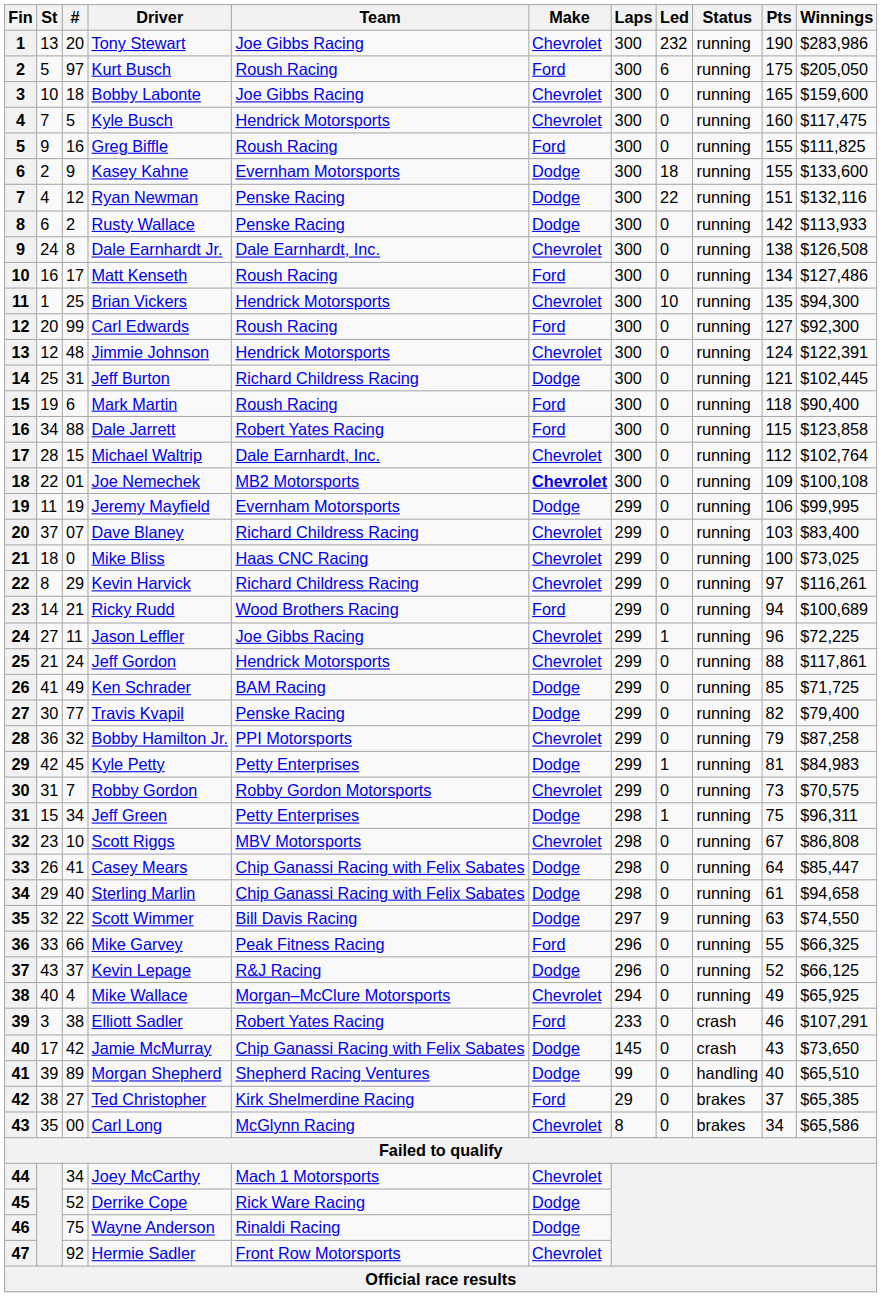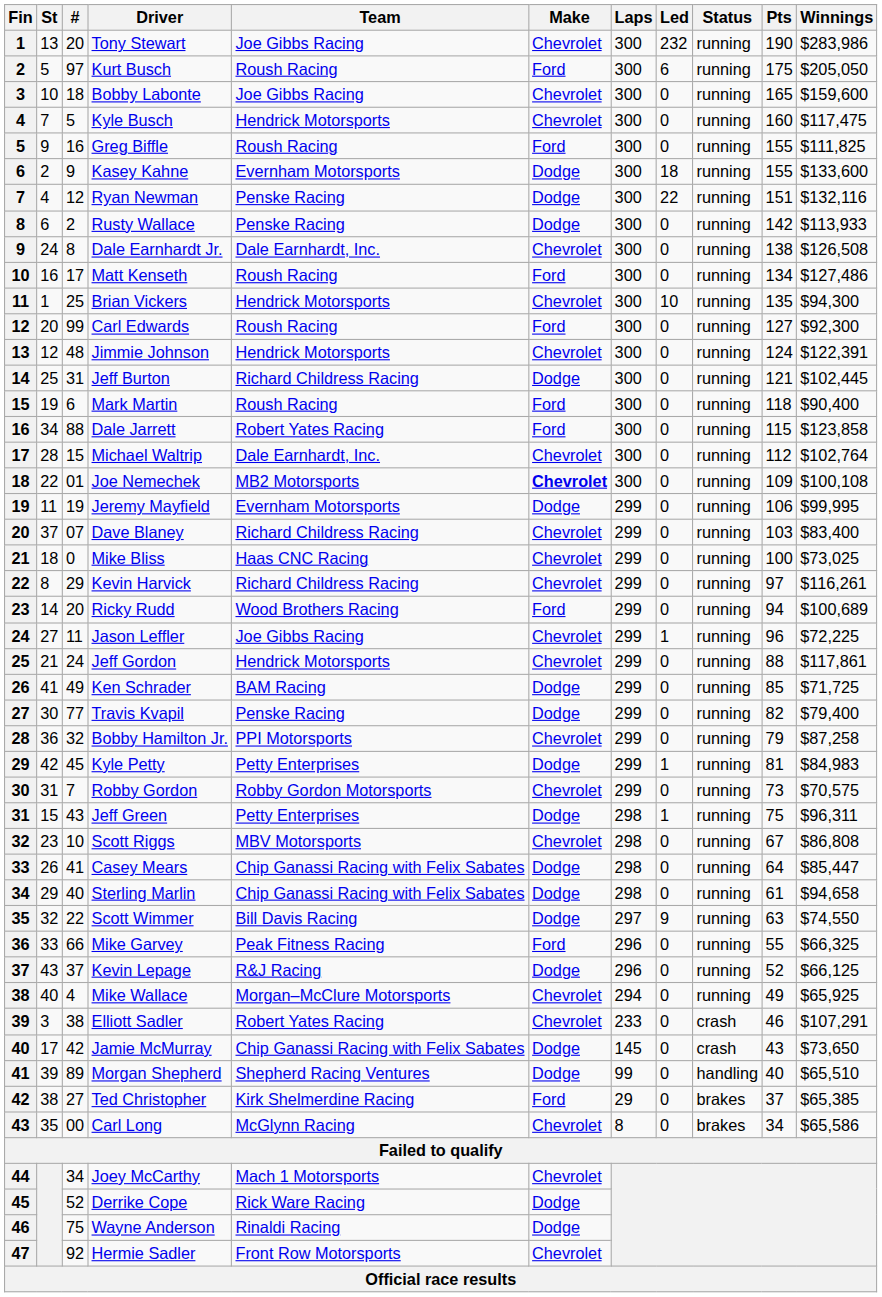(75, 610) 21 -> (75, 610) 20
(75, 816) 34 -> (75, 816) 43
(549, 1022) Ford -> (567, 1022) Chevrolet
